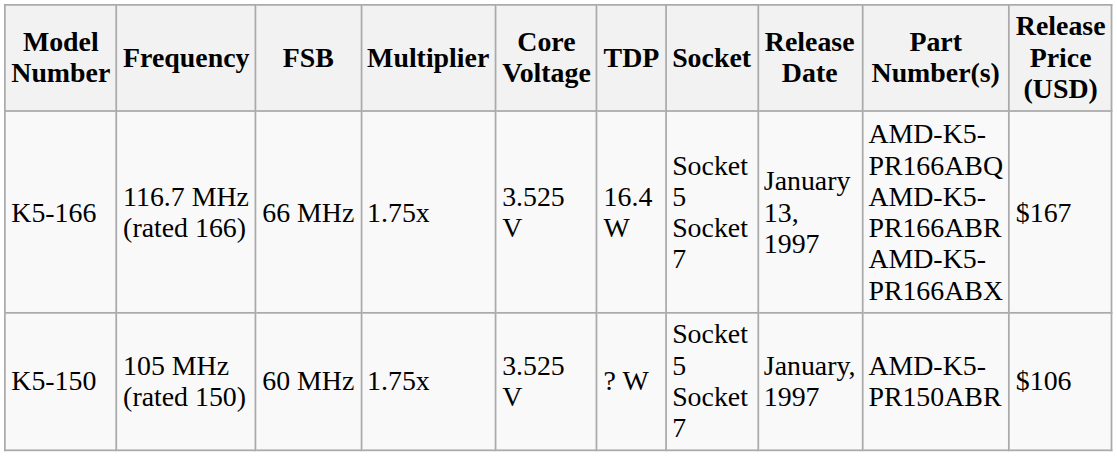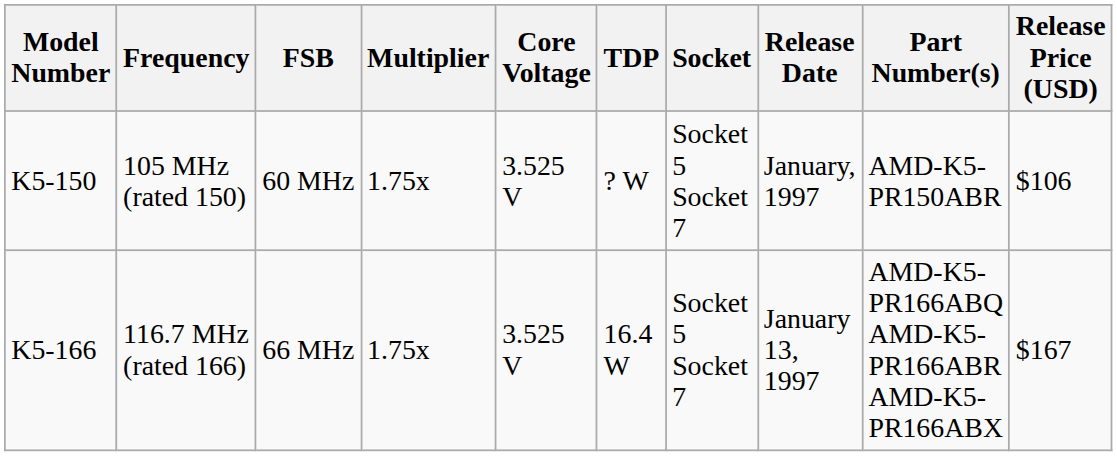rows swapped: (185, 381) <-> (186, 211)
